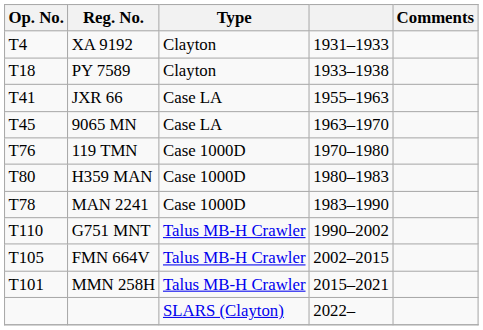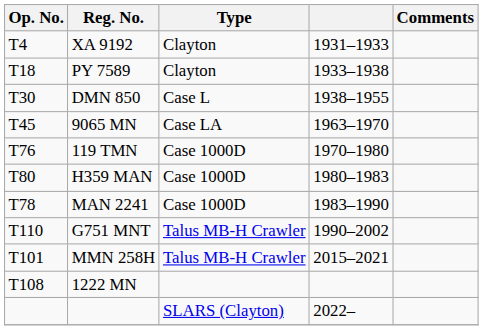+ row: (22, 97)
- row: (22, 97)
- row: (26, 257)
+ row: (26, 284)
